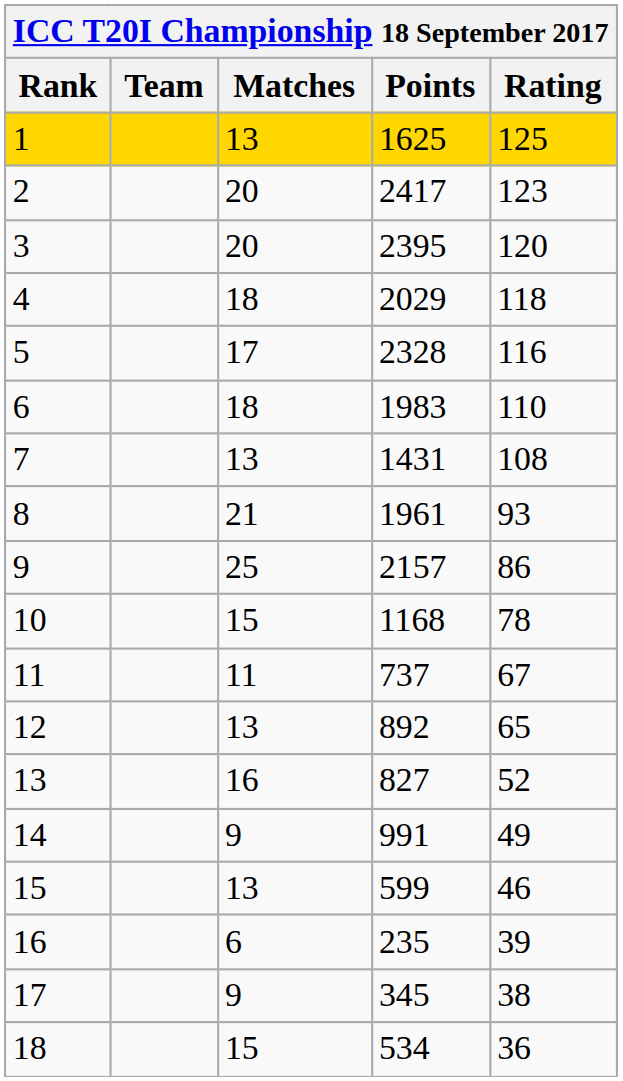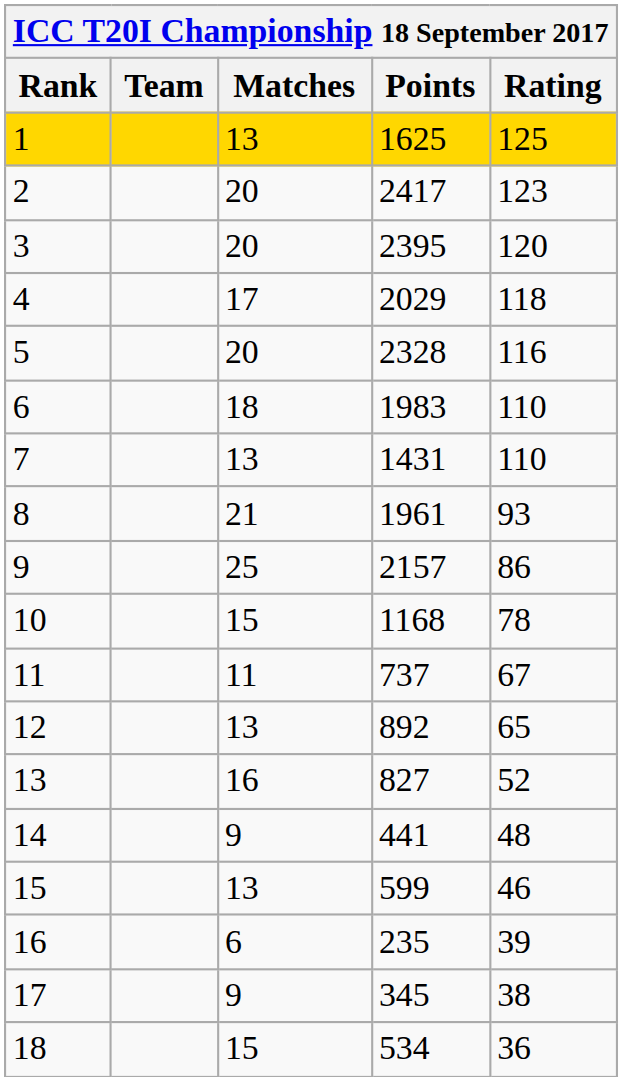(242, 298) 18 -> (242, 298) 17
(242, 352) 17 -> (242, 352) 20
(523, 459) 108 -> (522, 459) 110
(404, 834) 991 -> (404, 834) 441
(514, 834) 49 -> (514, 834) 48
